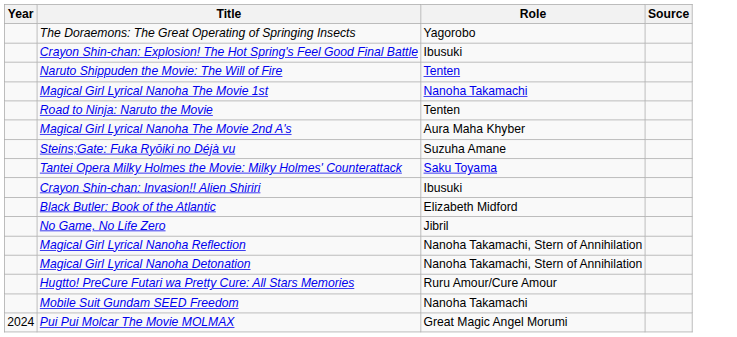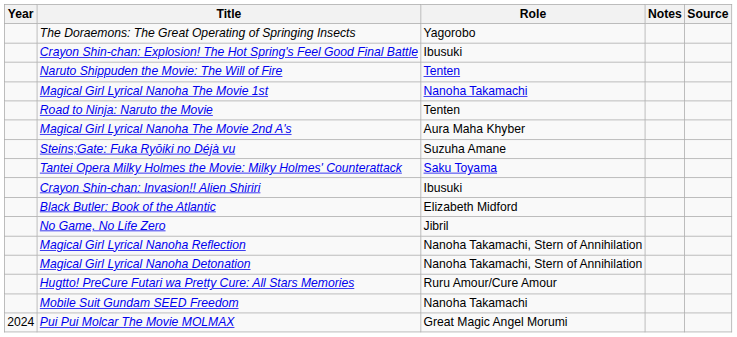+ column: (665, 14)
